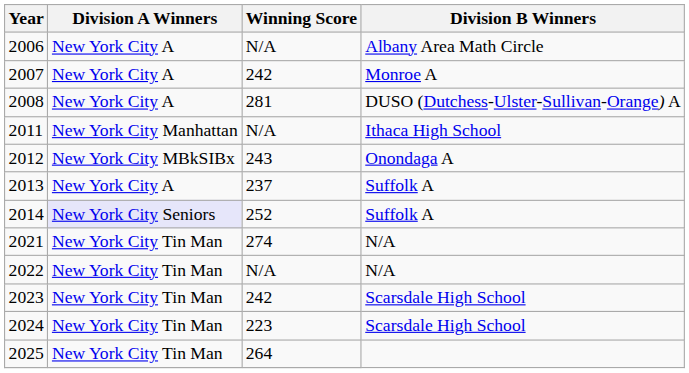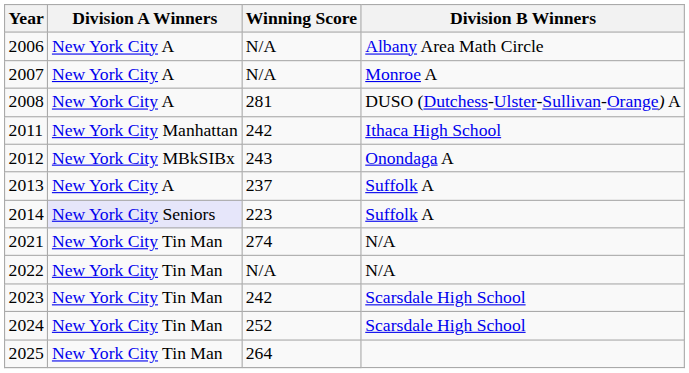(259, 74) 242 -> (261, 74) N/A
(261, 130) N/A -> (259, 130) 242
(259, 213) 252 -> (259, 213) 223
(259, 325) 223 -> (259, 325) 252
